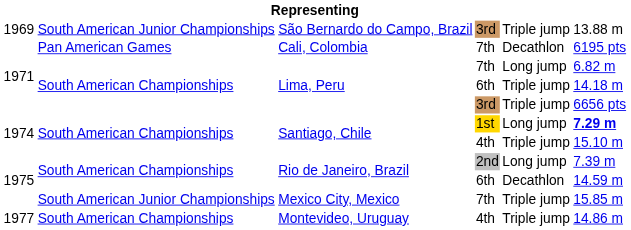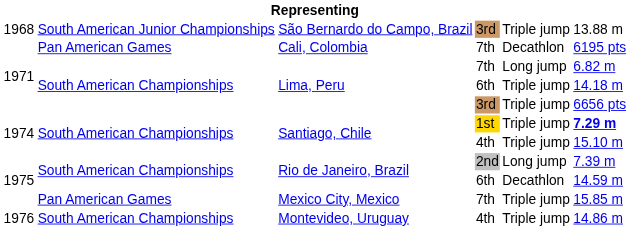(19, 29) 1969 -> (19, 29) 1968
(534, 123) Long jump -> (536, 123) Triple jump
(156, 199) South American Junior Championships -> (105, 199) Pan American Games
(19, 218) 1977 -> (19, 218) 1976
